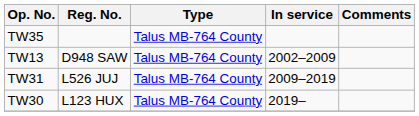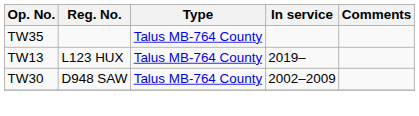(94, 57) D948 SAW -> (93, 57) L123 HUX
(302, 57) 2002–2009 -> (287, 57) 2019–
- row: (25, 79)
(93, 100) L123 HUX -> (94, 79) D948 SAW
(287, 100) 2019– -> (302, 79) 2002–2009
